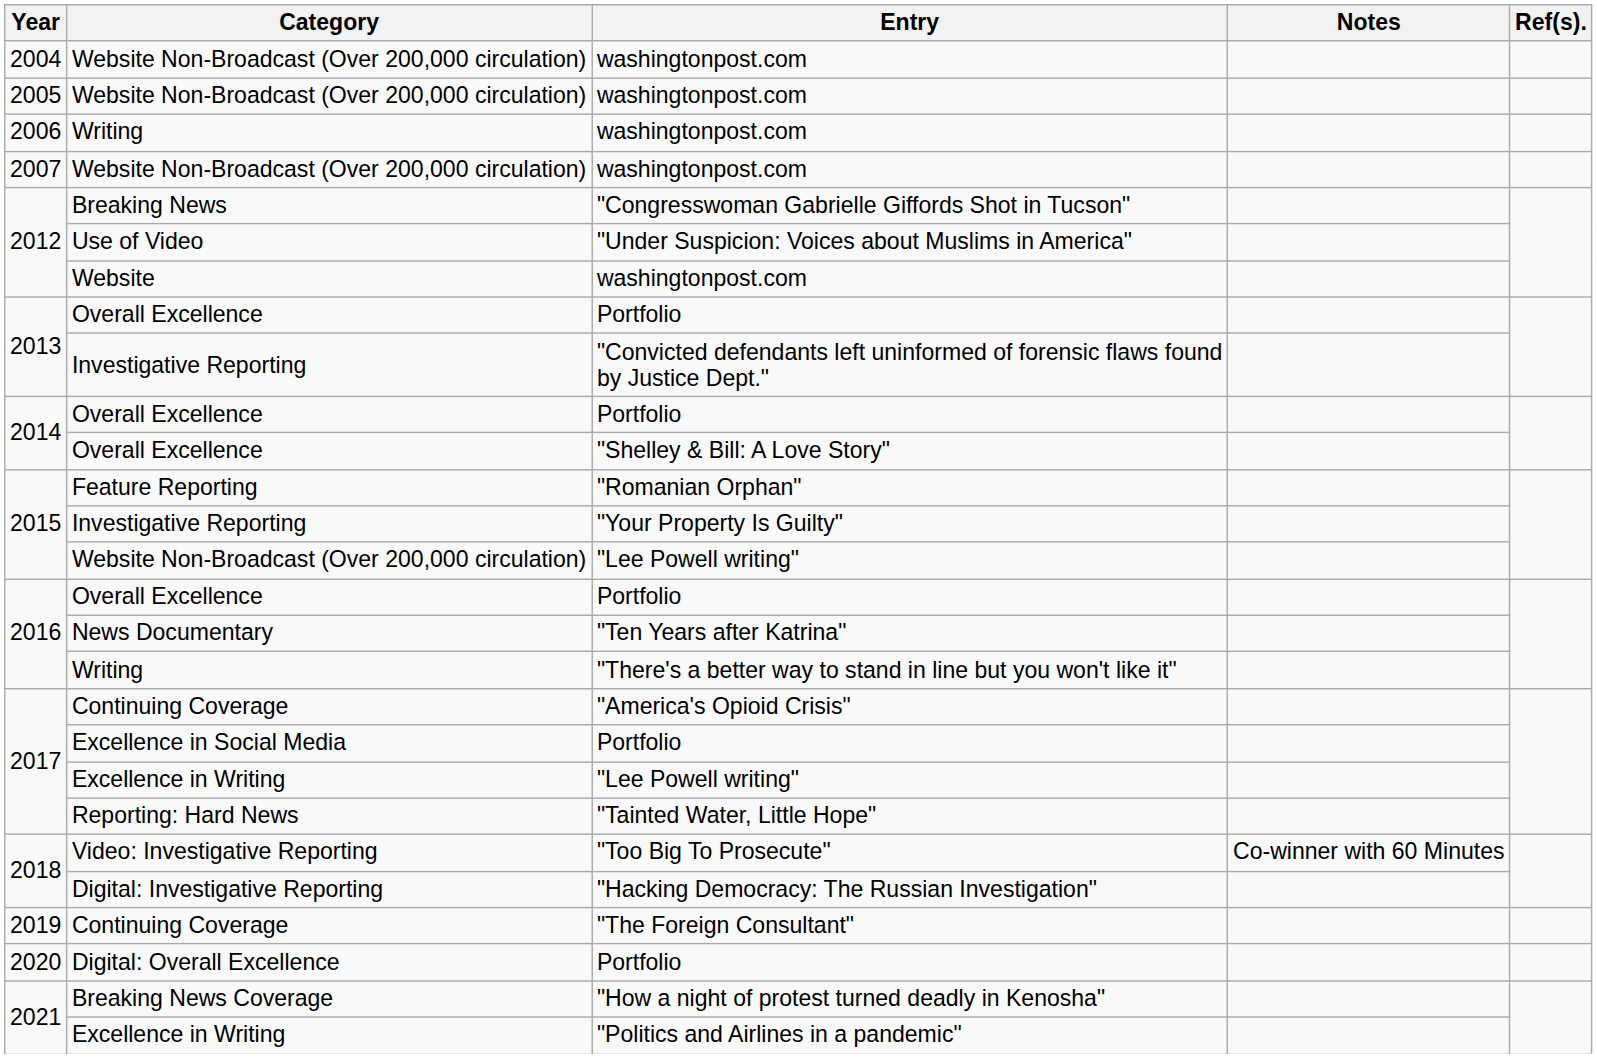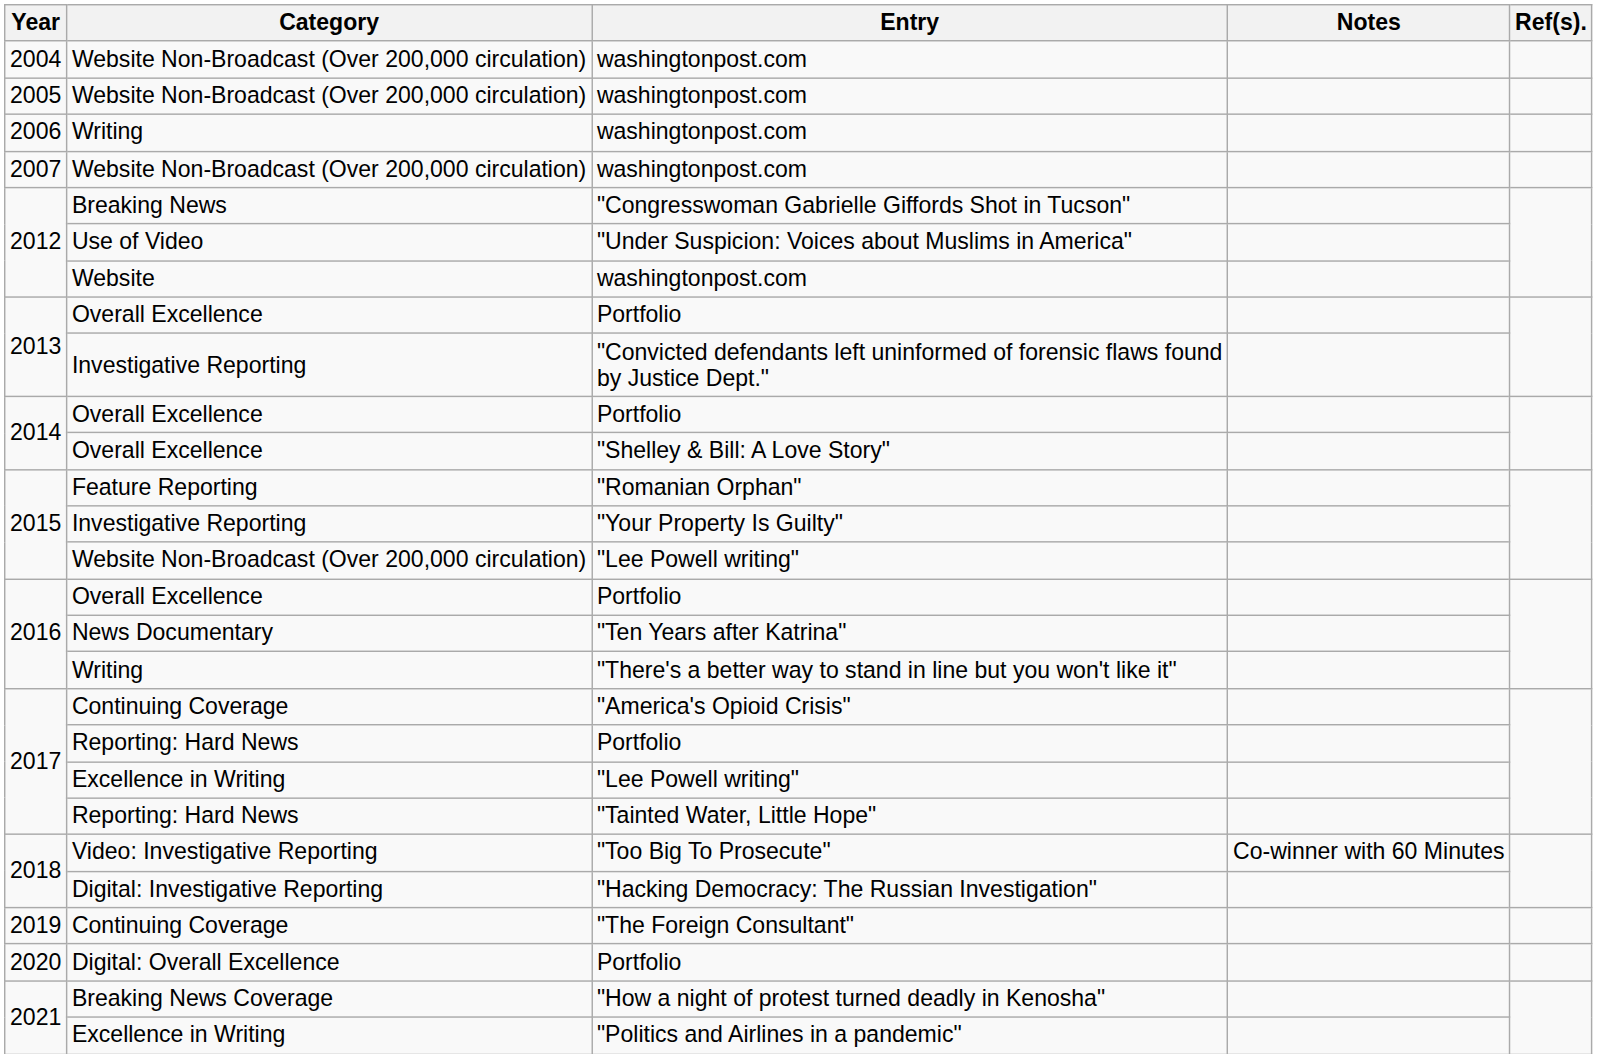(209, 742) Excellence in Social Media -> (185, 742) Reporting: Hard News
